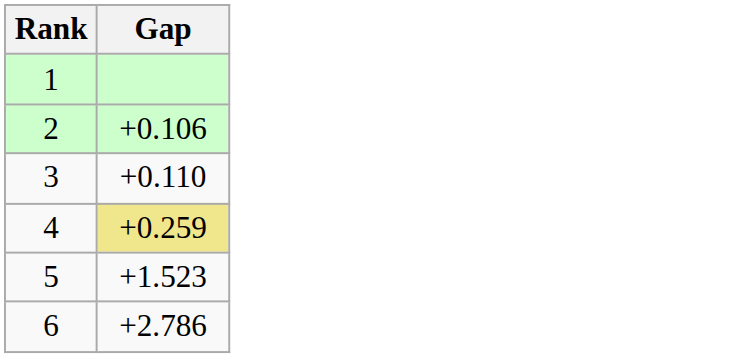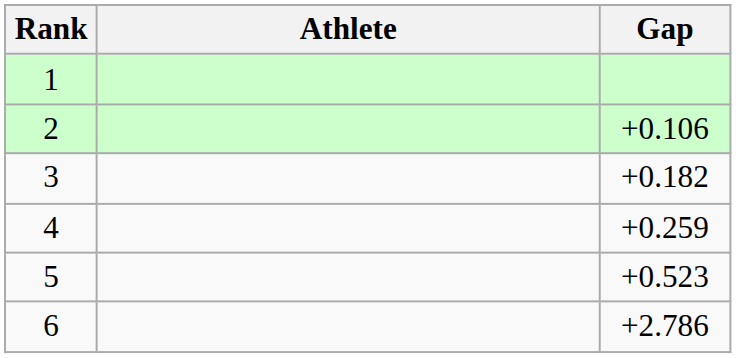+ column: (348, 29)
(163, 177) +0.110 -> (665, 177) +0.182
(163, 227) khaki background -> (665, 227) no background
(163, 276) +1.523 -> (665, 276) +0.523
